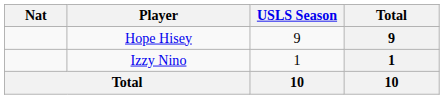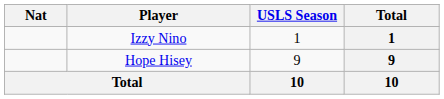rows swapped: (158, 37) <-> (158, 60)
